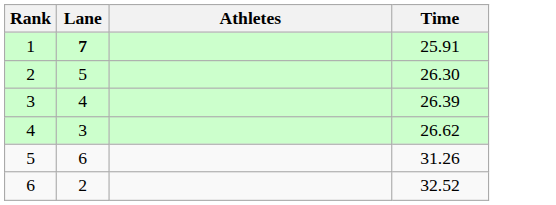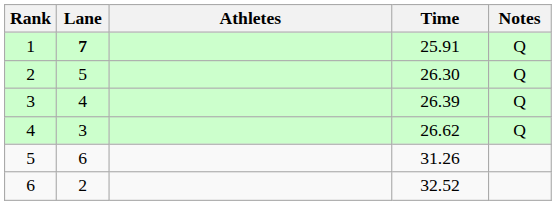+ column: (520, 18)
